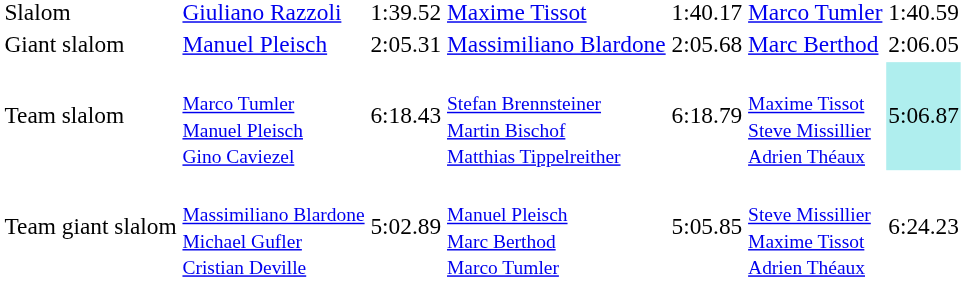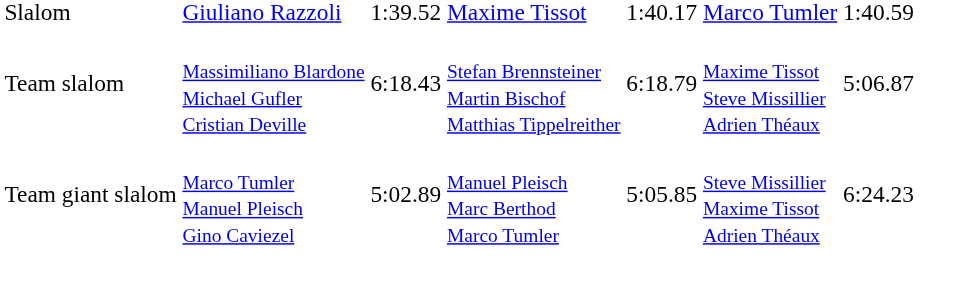- row: (64, 44)
(243, 130) Marco Tumler Manuel Pleisch Gino Caviezel -> (274, 98) Massimiliano Blardone Michael Gufler Cristian Deville
(924, 115) paleturquoise background -> (878, 83) no background
(274, 241) Massimiliano Blardone Michael Gufler Cristian Deville -> (243, 209) Marco Tumler Manuel Pleisch Gino Caviezel
